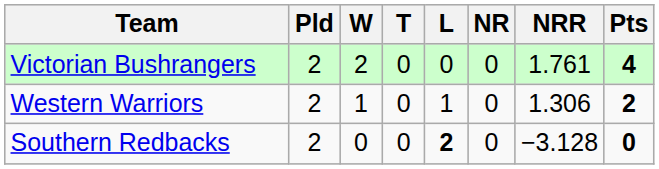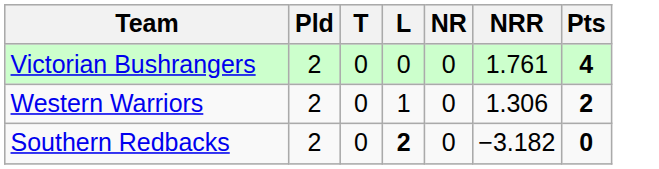- column: (361, 24)
(560, 143) −3.128 -> (517, 143) −3.182
